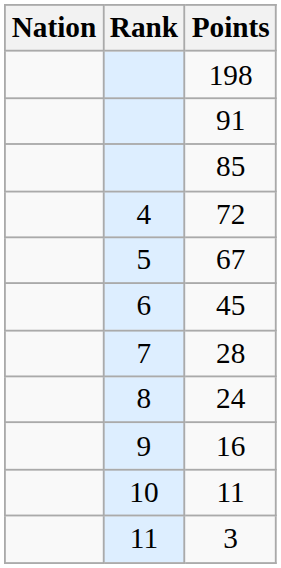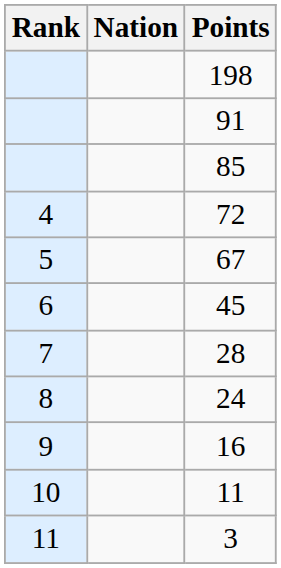columns swapped: (144, 27) <-> (54, 27)
